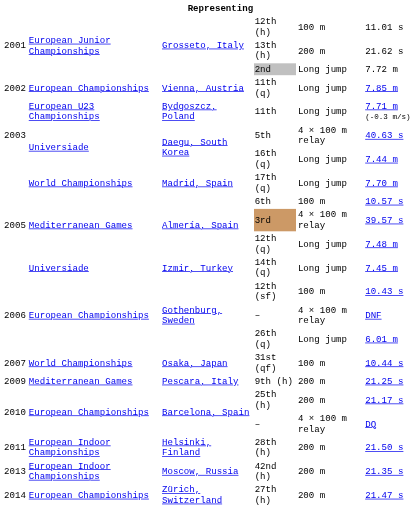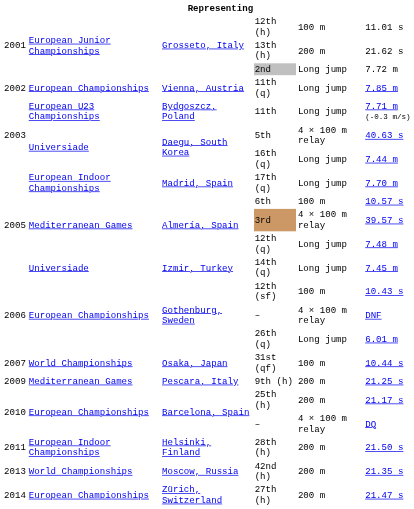(81, 183) World Championships -> (70, 183) European Indoor Championships
(70, 471) European Indoor Championships -> (81, 471) World Championships
